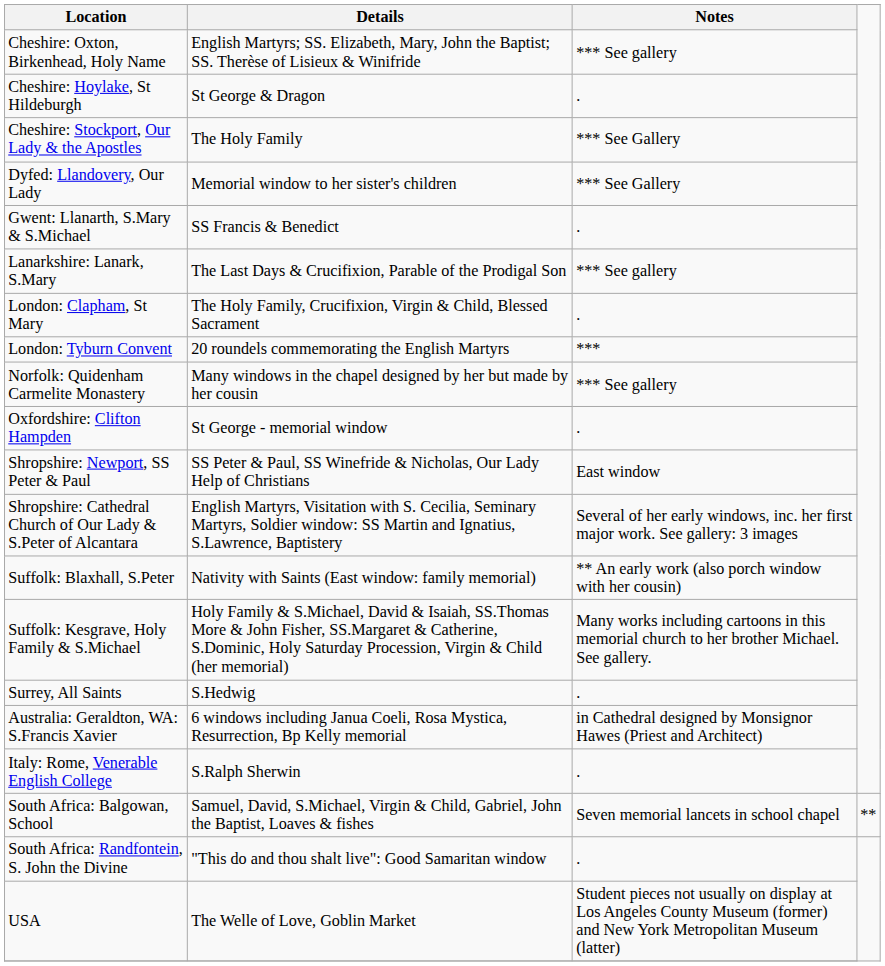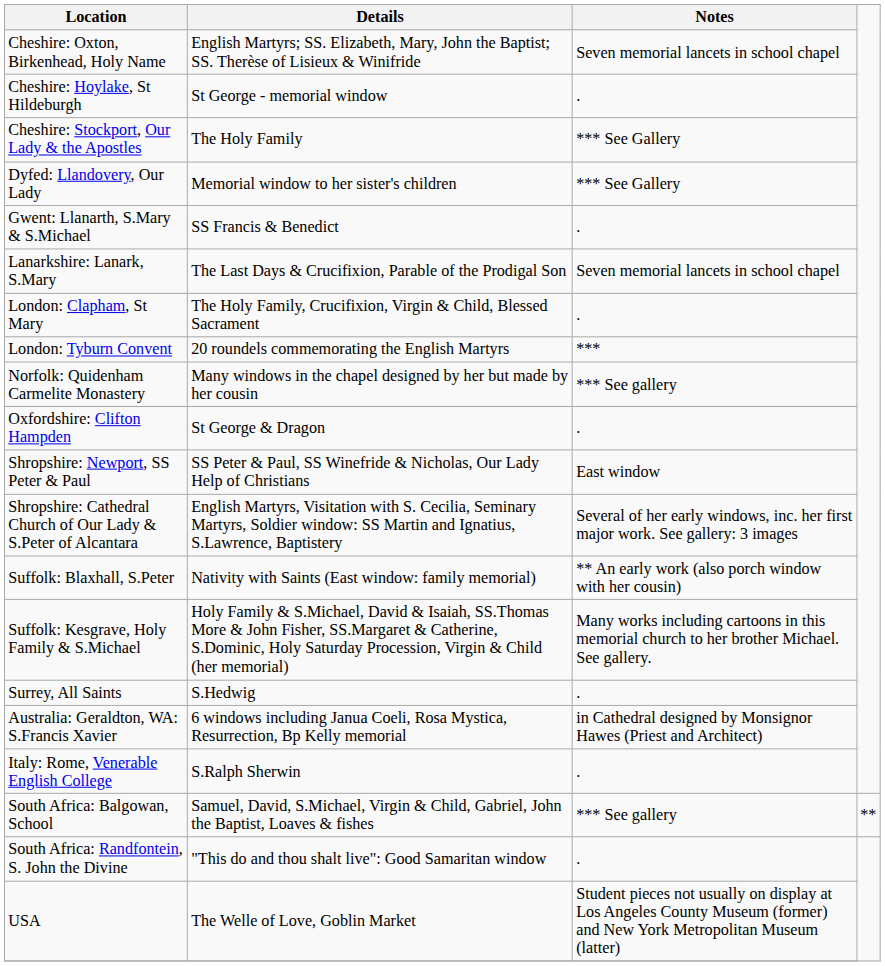(626, 52) *** See gallery -> (708, 52) Seven memorial lancets in school chapel
(258, 95) St George & Dragon -> (289, 95) St George - memorial window
(626, 271) *** See gallery -> (708, 271) Seven memorial lancets in school chapel
(289, 428) St George - memorial window -> (258, 428) St George & Dragon
(708, 814) Seven memorial lancets in school chapel -> (626, 814) *** See gallery
